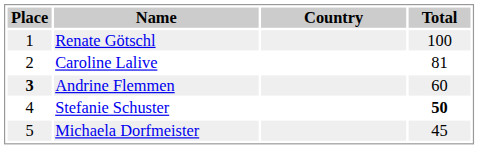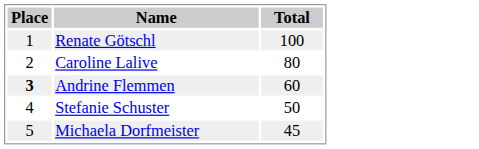- column: (334, 18)
(440, 63) 81 -> (292, 63) 80
(440, 108) bold -> (292, 108) normal
